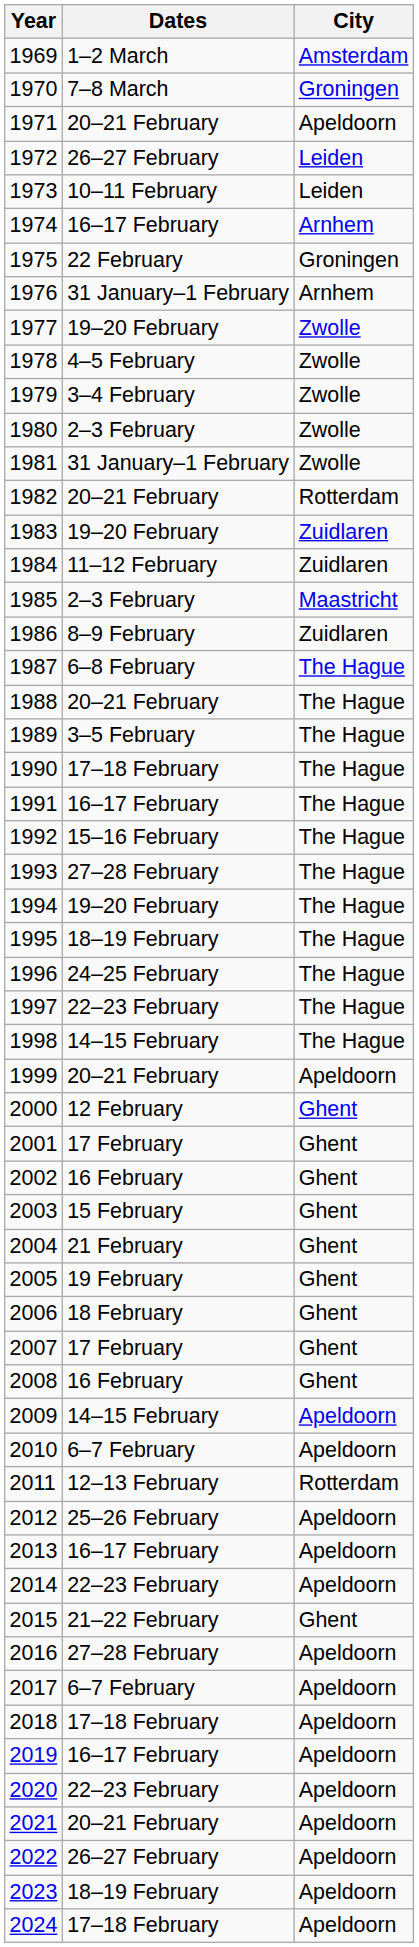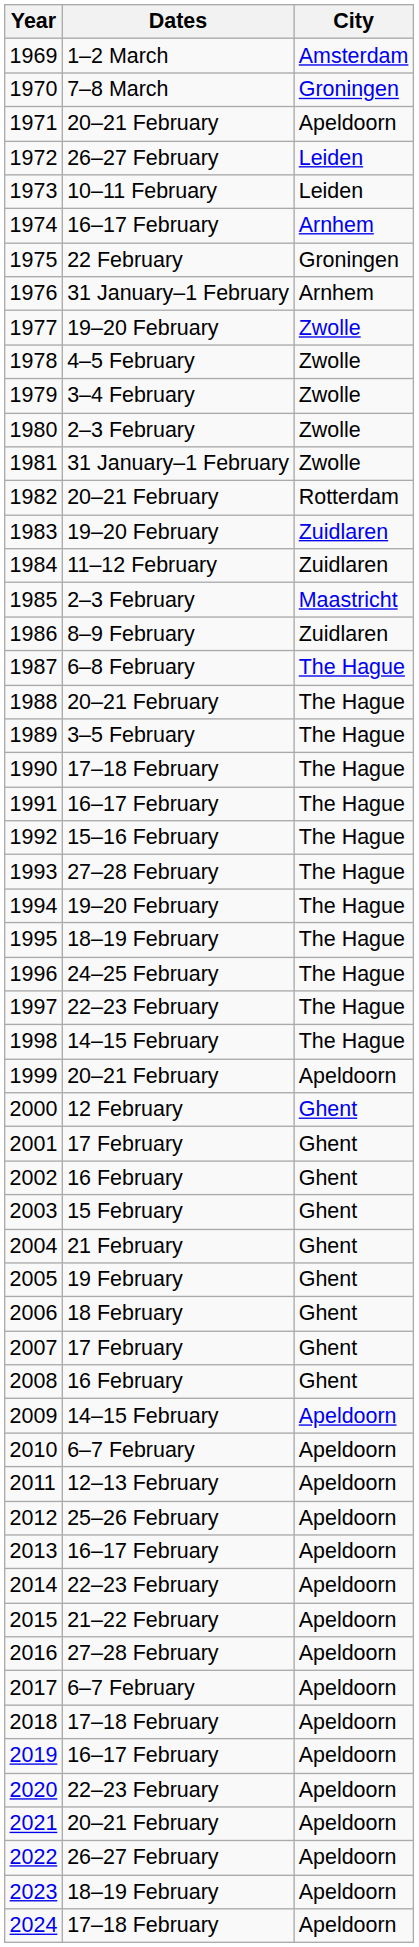(349, 1483) Rotterdam -> (348, 1483) Apeldoorn
(328, 1619) Ghent -> (348, 1619) Apeldoorn
